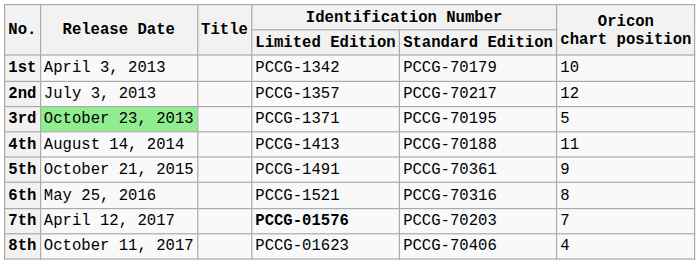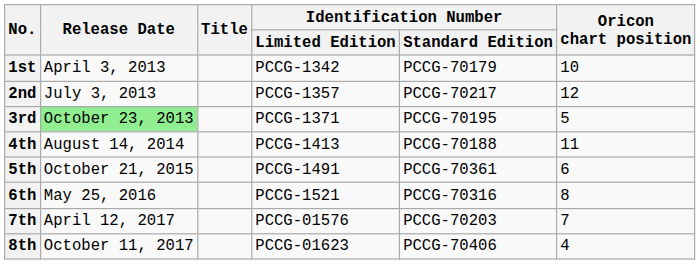(565, 170) 9 -> (565, 170) 6
(302, 221) bold -> (302, 221) normal
